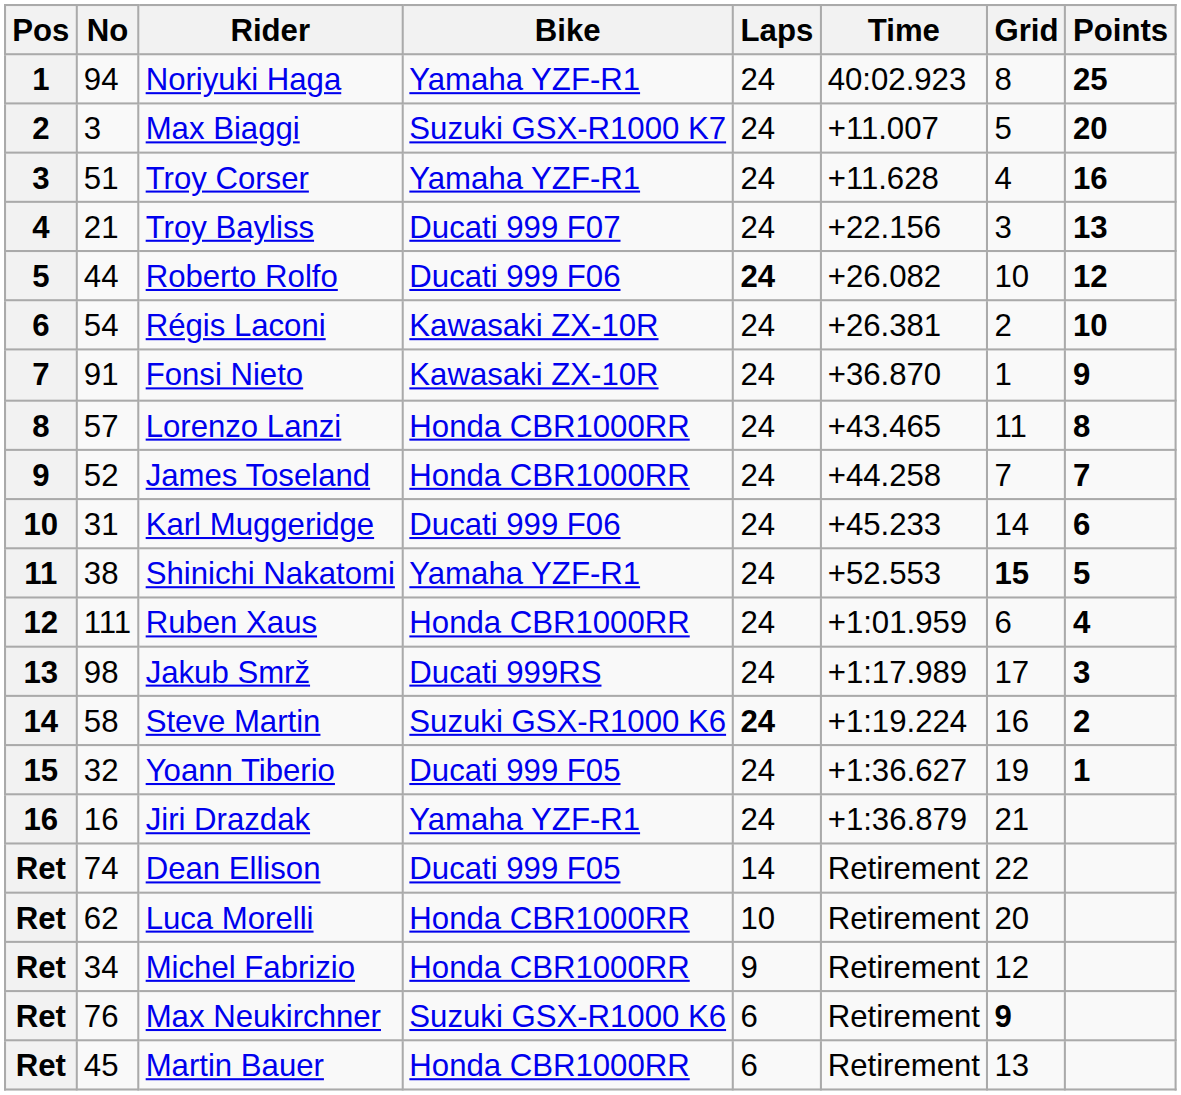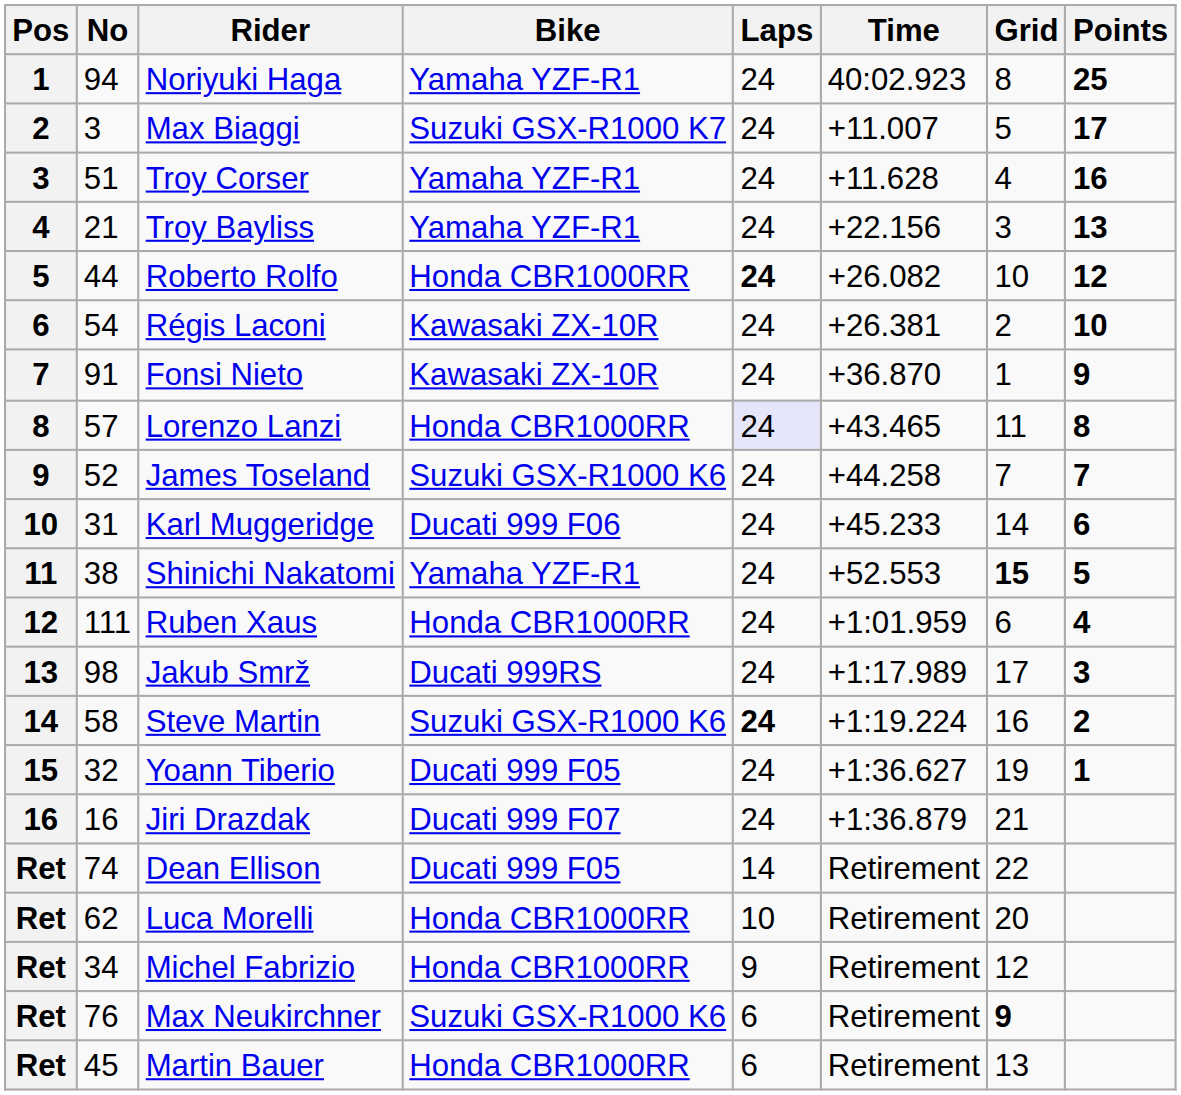(1090, 129) 20 -> (1090, 129) 17
(515, 227) Ducati 999 F07 -> (525, 227) Yamaha YZF-R1
(515, 277) Ducati 999 F06 -> (550, 277) Honda CBR1000RR
(758, 425) no background -> (758, 425) lavender background
(550, 474) Honda CBR1000RR -> (568, 474) Suzuki GSX-R1000 K6
(525, 819) Yamaha YZF-R1 -> (515, 819) Ducati 999 F07
